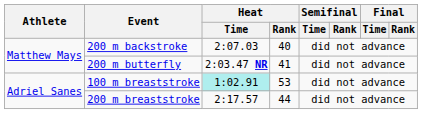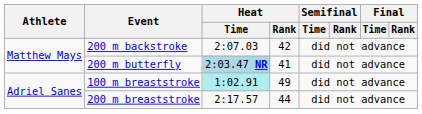(284, 47) 40 -> (284, 47) 42
(236, 64) no background -> (236, 64) lightblue background
(284, 82) 53 -> (284, 82) 49
